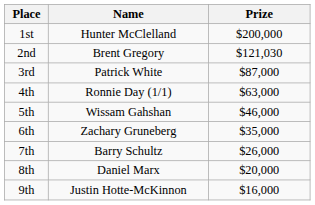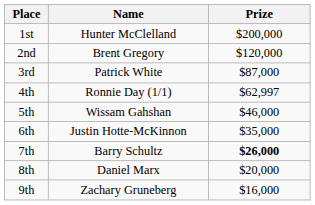(259, 53) $121,030 -> (259, 53) $120,000
(259, 92) $63,000 -> (259, 92) $62,997
(128, 131) Zachary Gruneberg -> (128, 131) Justin Hotte-McKinnon
(259, 151) normal -> (259, 151) bold
(128, 190) Justin Hotte-McKinnon -> (128, 190) Zachary Gruneberg
